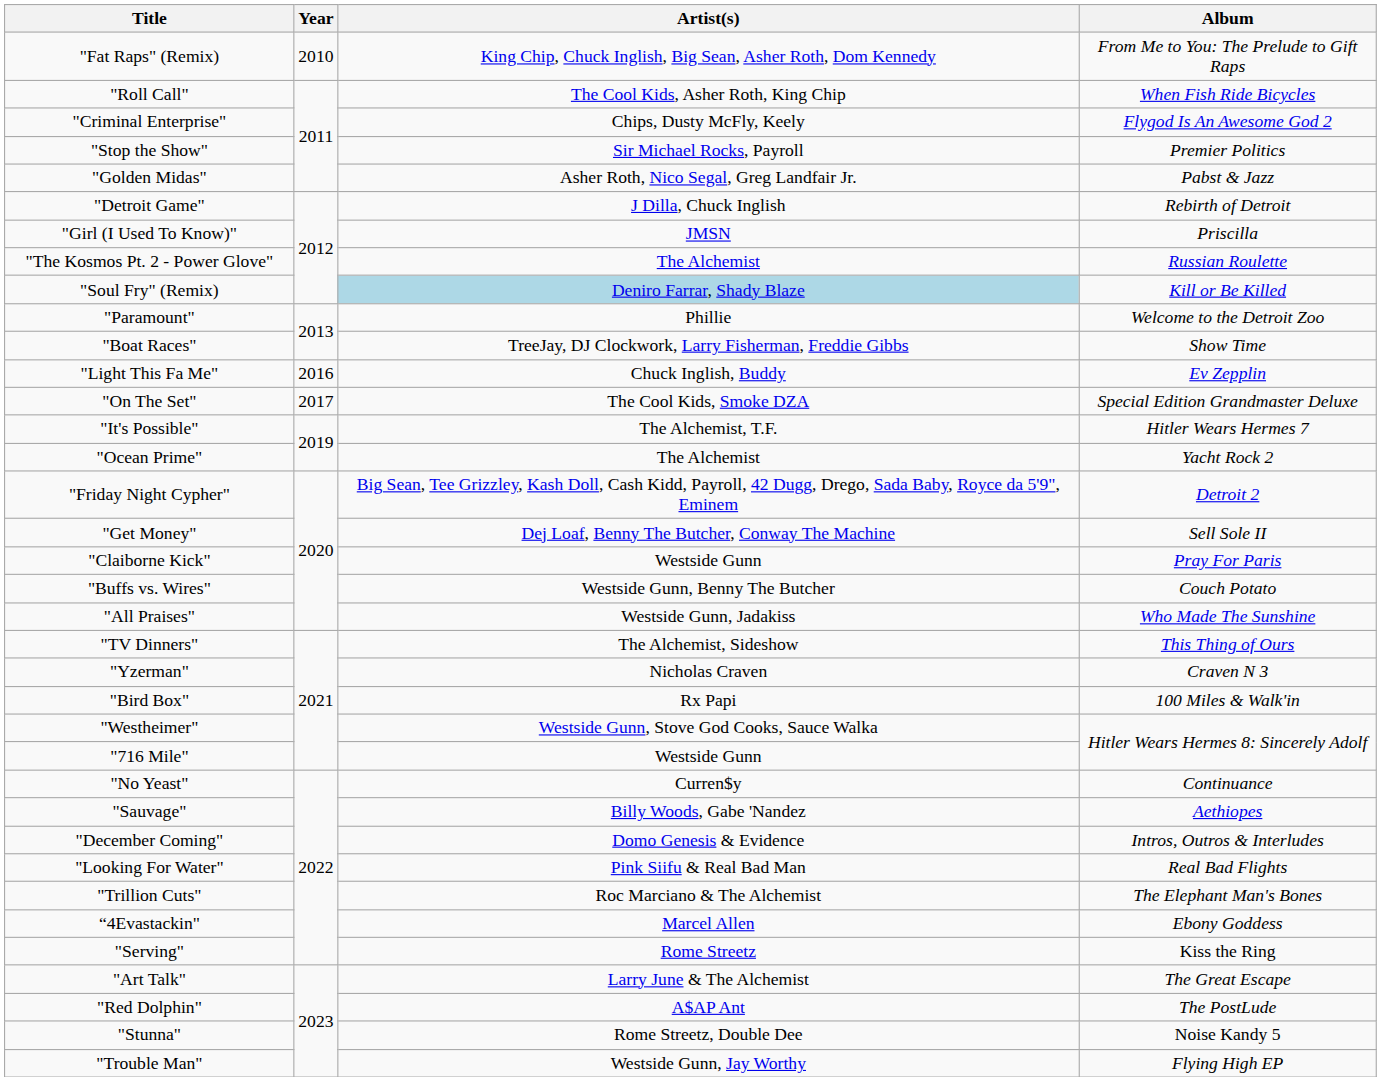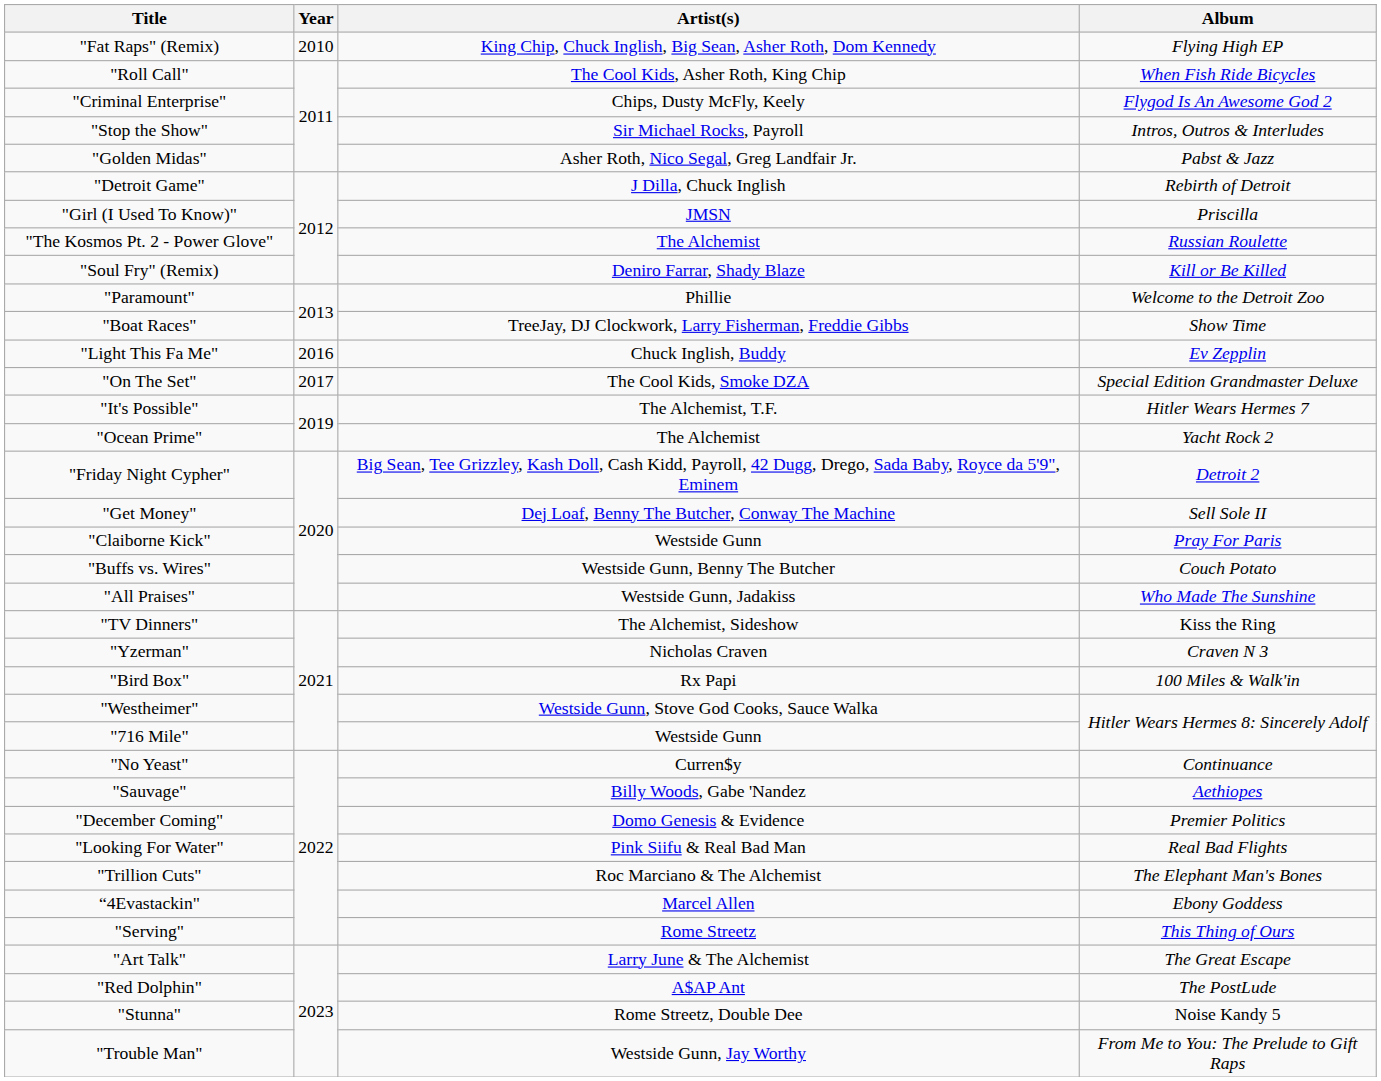(1228, 56) From Me to You: The Prelude to Gift Raps -> (1228, 46) Flying High EP
(1228, 149) Premier Politics -> (1228, 130) Intros, Outros & Interludes
(708, 289) lightblue background -> (708, 269) no background
(1228, 644) This Thing of Ours -> (1228, 624) Kiss the Ring
(1228, 839) Intros, Outros & Interludes -> (1228, 819) Premier Politics
(1228, 951) Kiss the Ring -> (1228, 931) This Thing of Ours
(1228, 1062) Flying High EP -> (1228, 1053) From Me to You: The Prelude to Gift Raps
